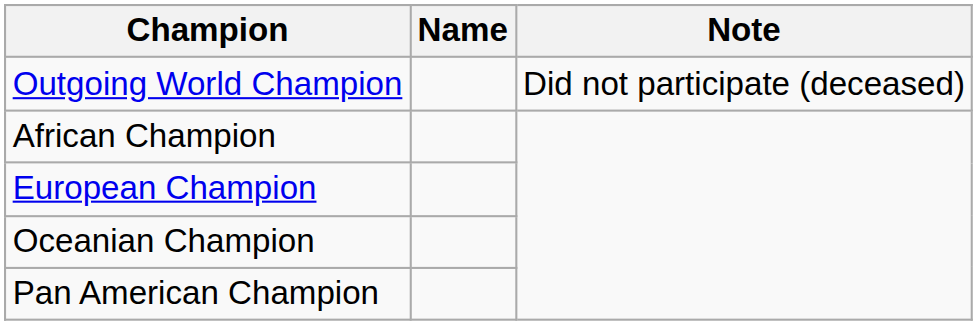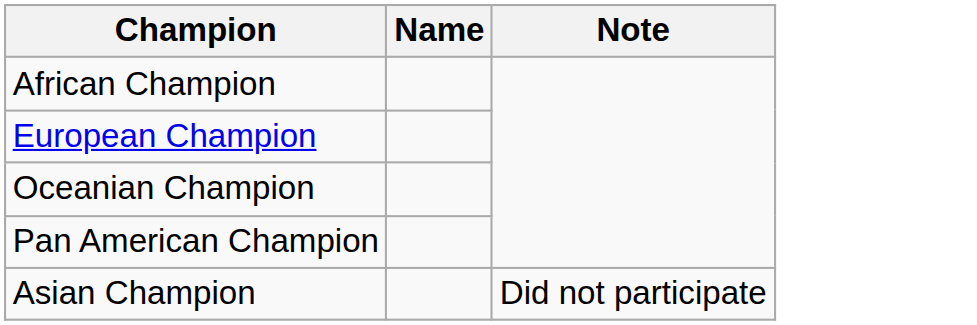- row: (208, 83)
+ row: (134, 293)
